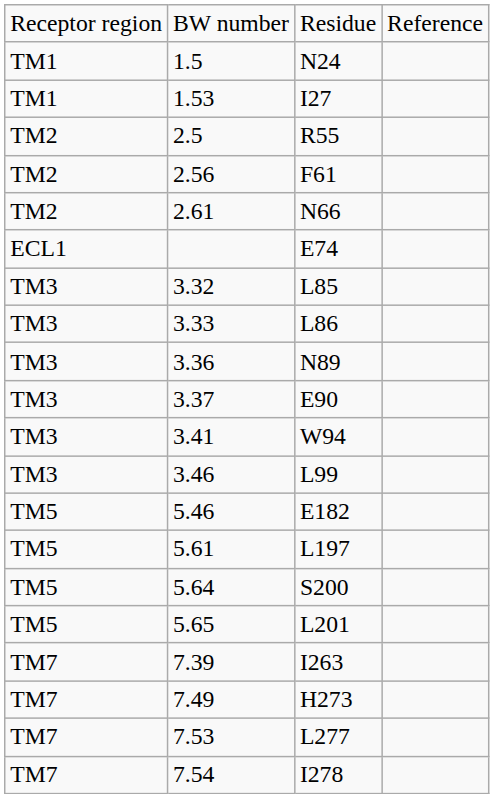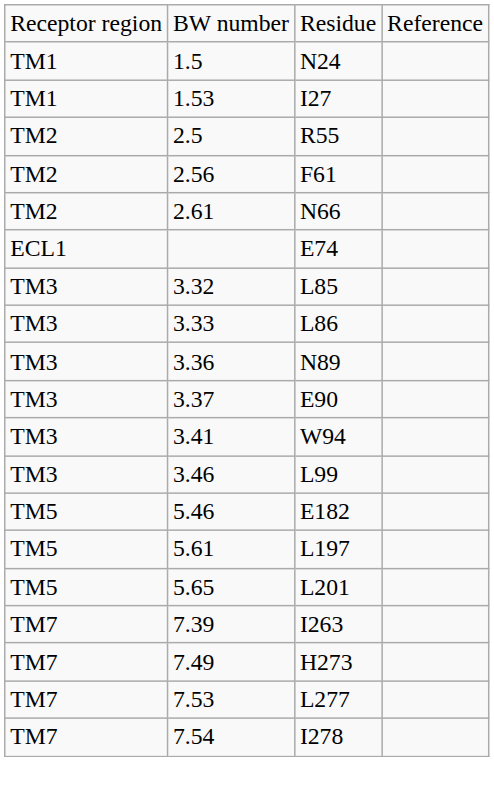- row: (194, 586)
